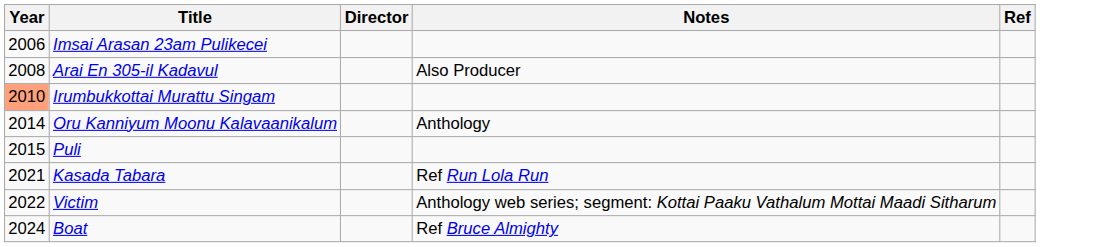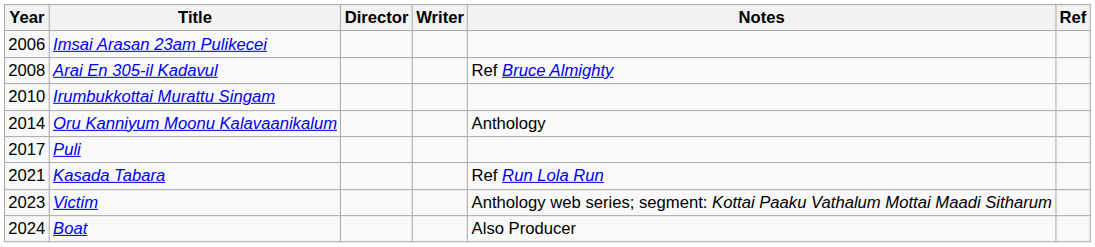+ column: (440, 17)
(468, 70) Also Producer -> (542, 70) Ref Bruce Almighty
(27, 96) lightsalmon background -> (27, 96) no background
(27, 149) 2015 -> (27, 149) 2017
(27, 202) 2022 -> (27, 202) 2023
(487, 228) Ref Bruce Almighty -> (524, 228) Also Producer
